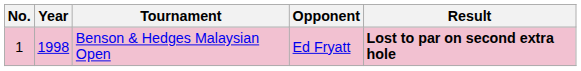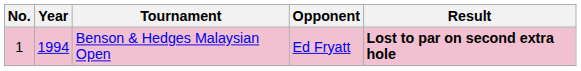(53, 47) 1998 -> (53, 47) 1994
